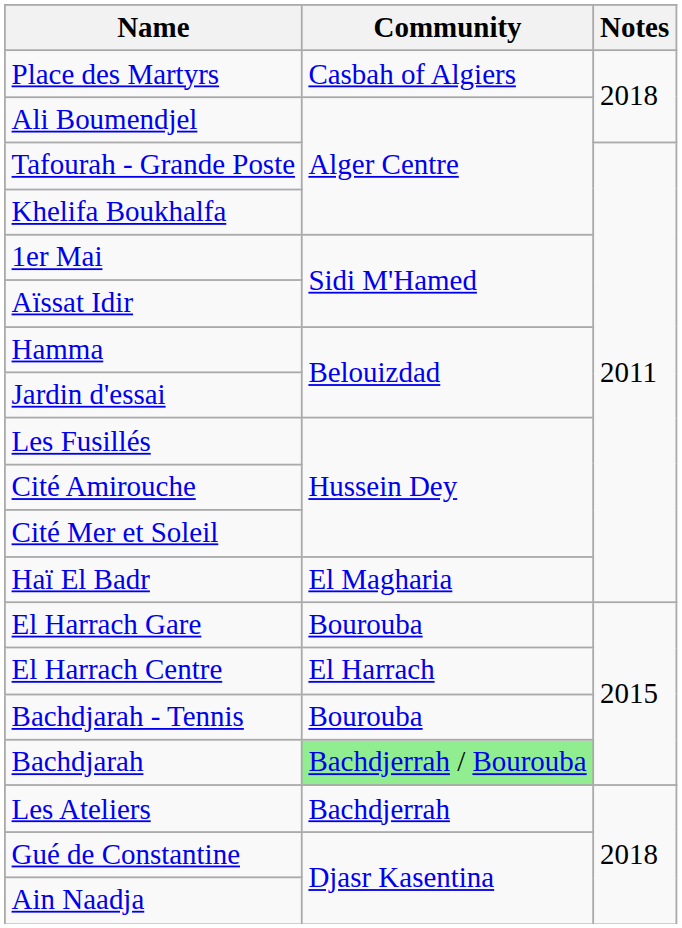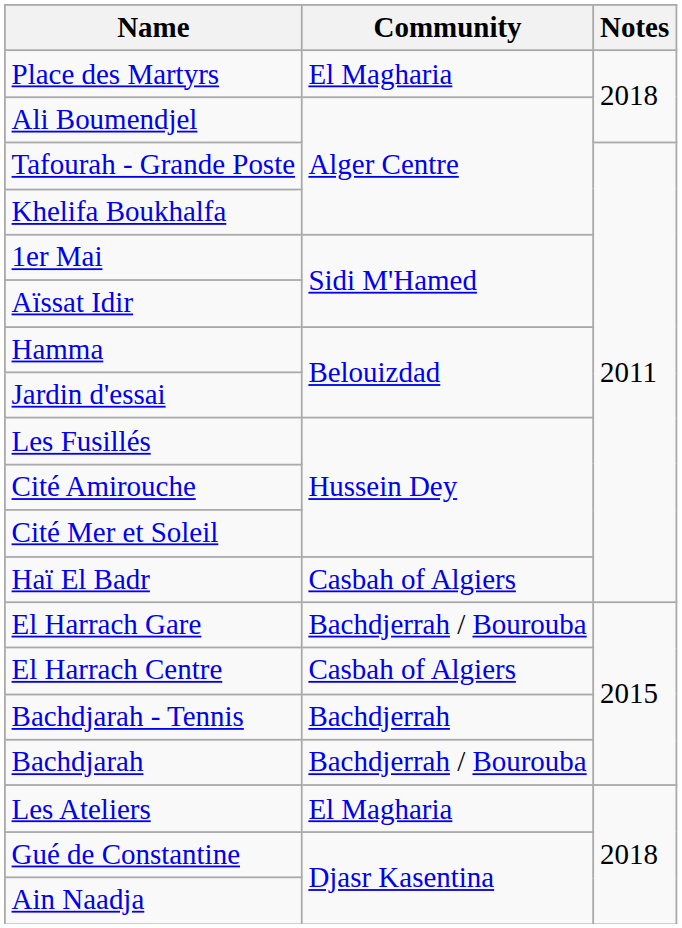(412, 73) Casbah of Algiers -> (380, 73) El Magharia
(380, 578) El Magharia -> (412, 578) Casbah of Algiers
(366, 624) Bourouba -> (448, 624) Bachdjerrah / Bourouba
(372, 670) El Harrach -> (412, 670) Casbah of Algiers
(366, 716) Bourouba -> (379, 716) Bachdjerrah
(448, 762) lightgreen background -> (448, 762) no background
(379, 808) Bachdjerrah -> (380, 808) El Magharia
